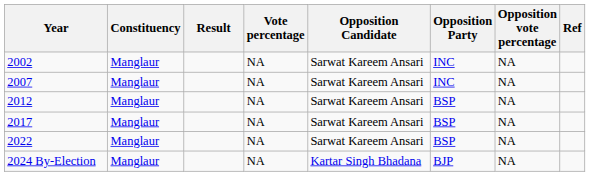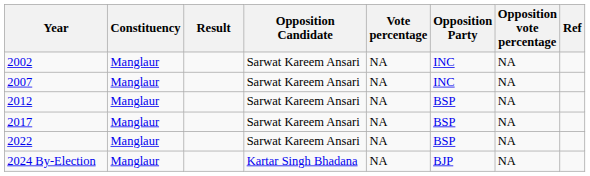columns swapped: (276, 28) <-> (369, 28)
